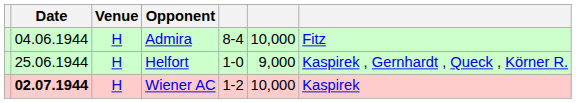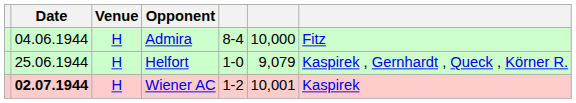(277, 62) 9,000 -> (277, 62) 9,079
(273, 86) 10,000 -> (273, 86) 10,001
